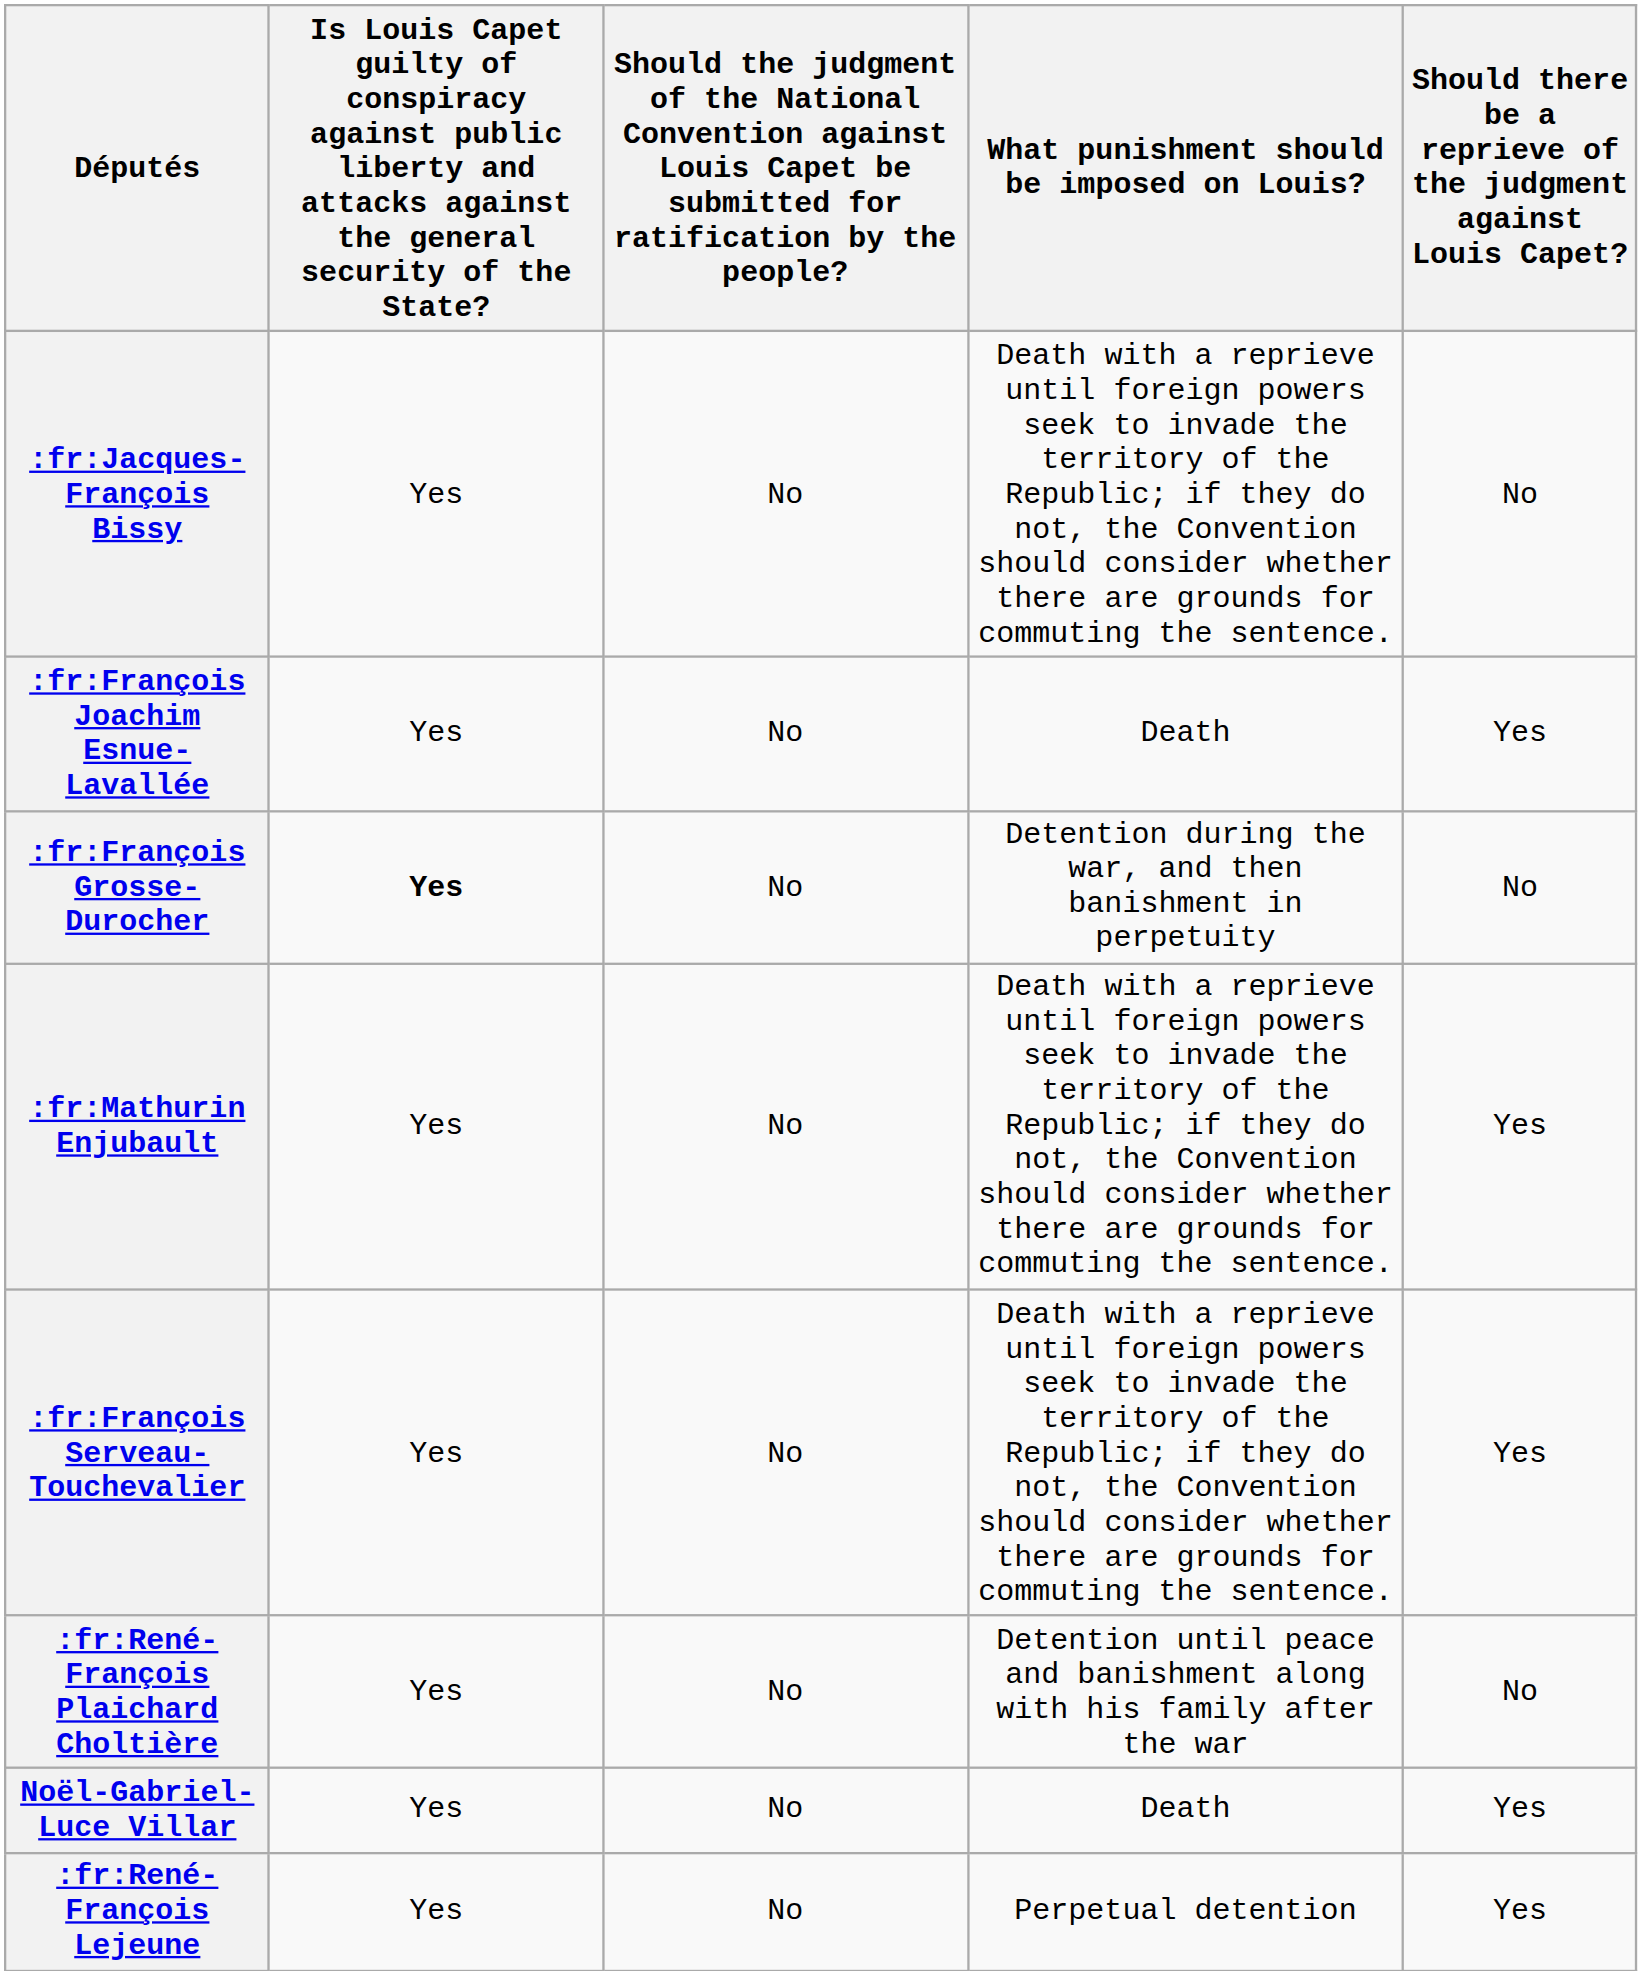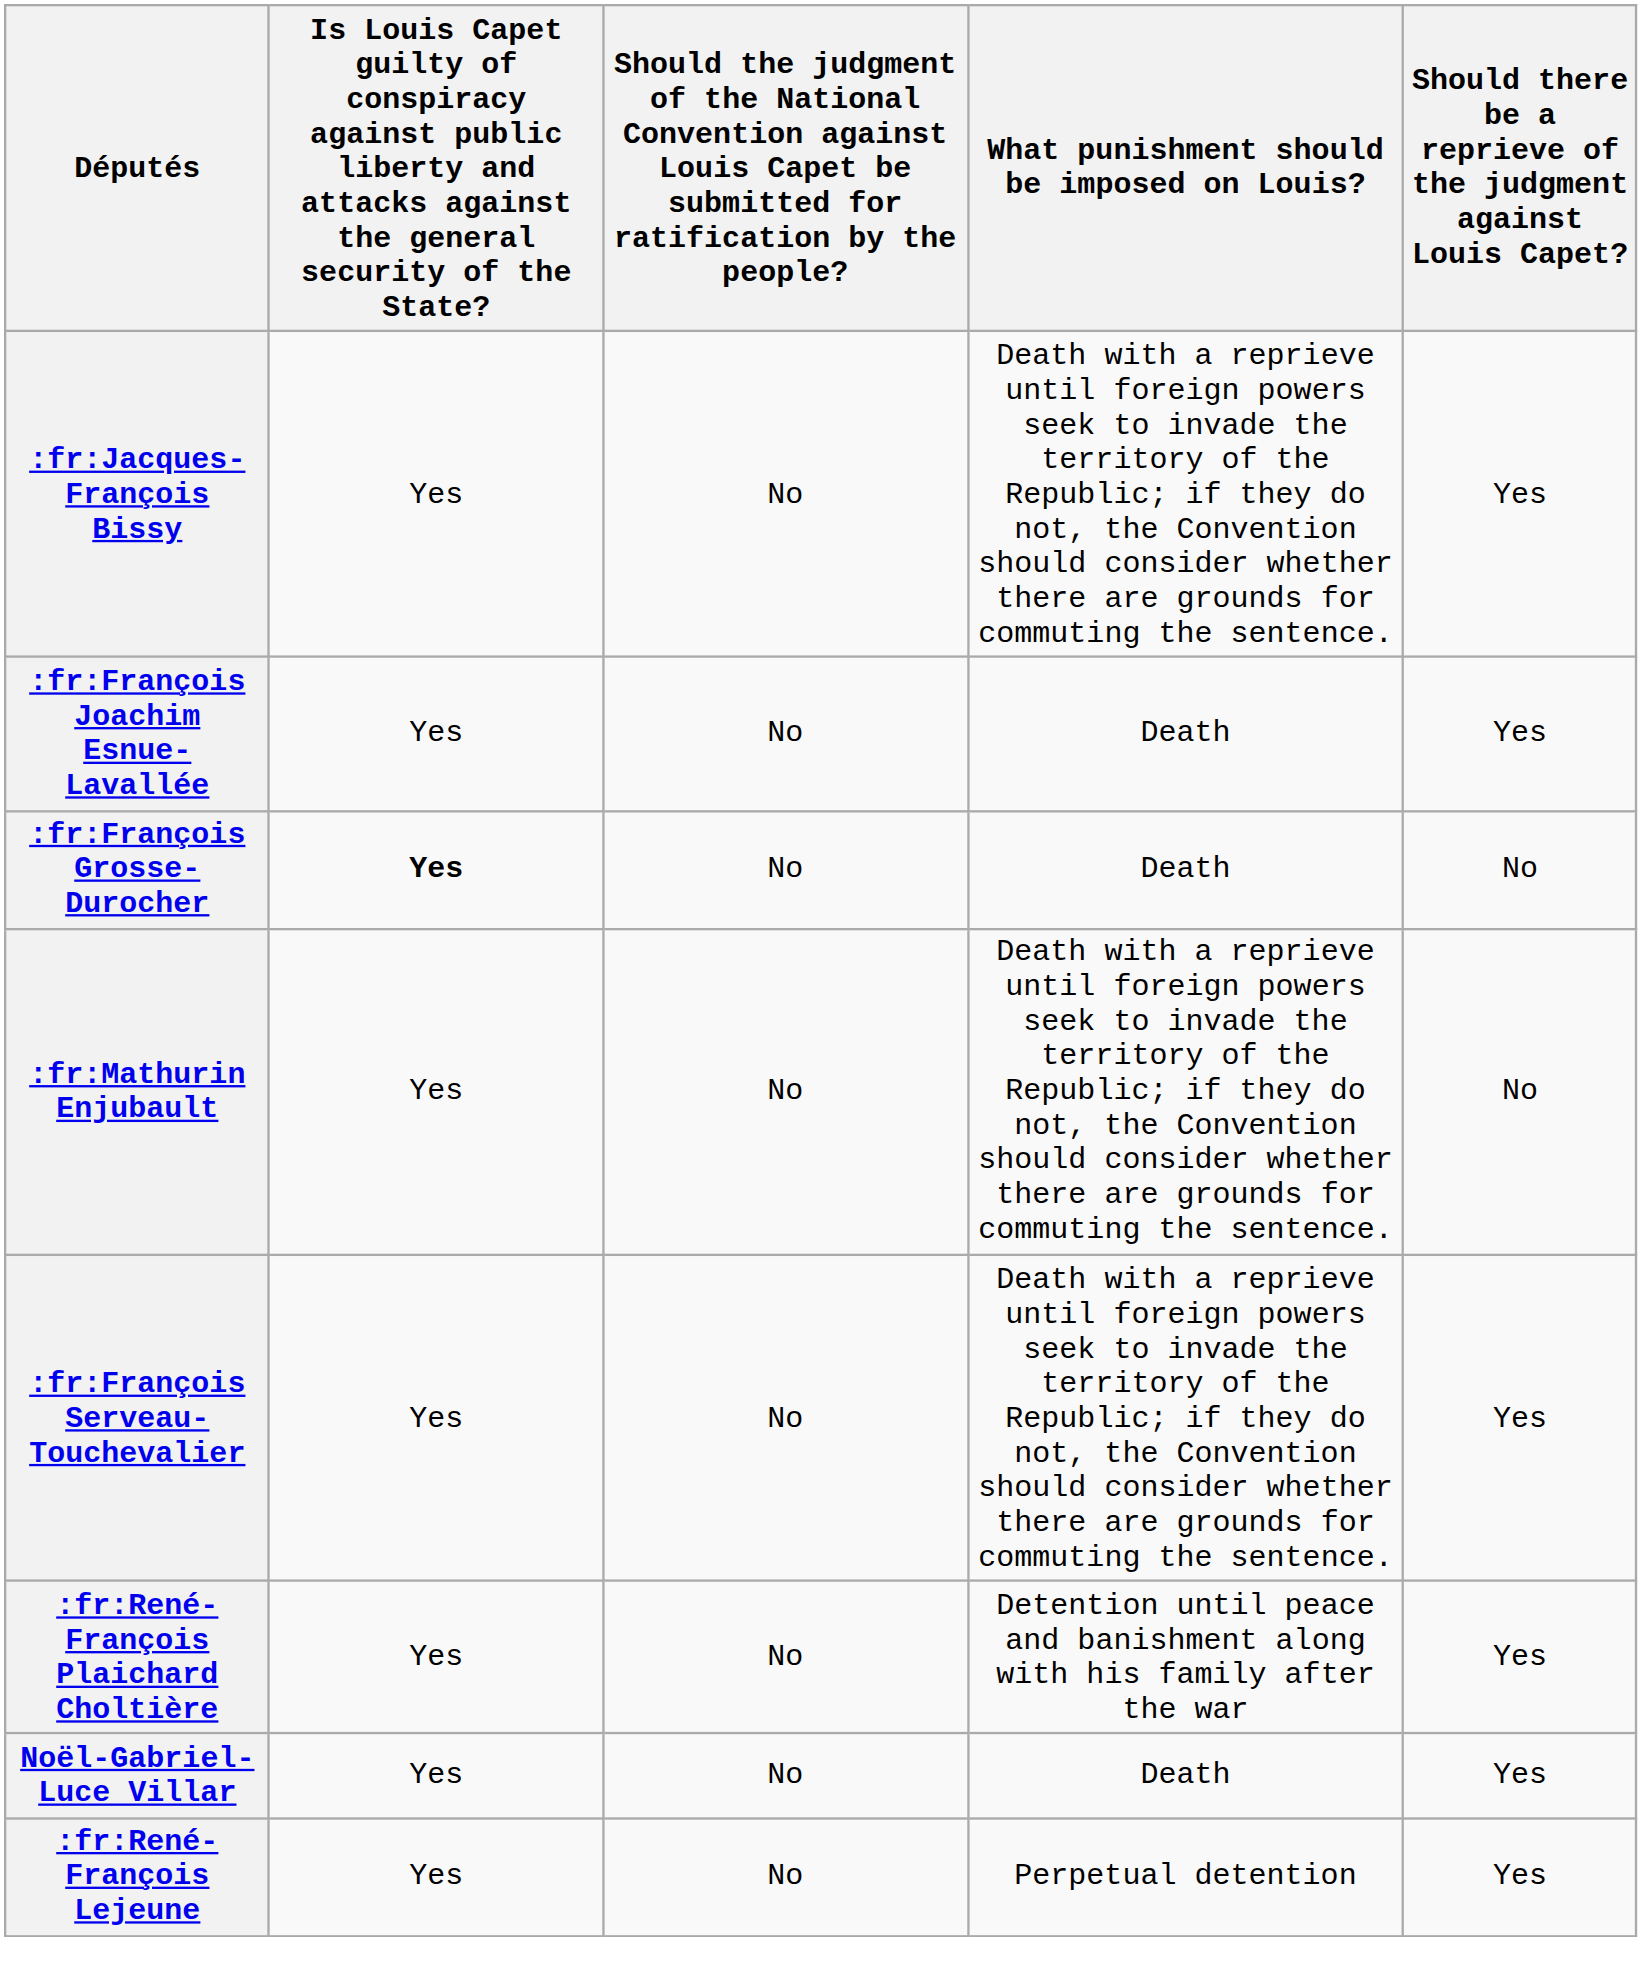(1520, 494) No -> (1520, 494) Yes
(1185, 887) Detention during the war, and then banishment in perpetuity -> (1185, 869) Death
(1520, 1126) Yes -> (1520, 1092) No
(1520, 1692) No -> (1520, 1657) Yes
